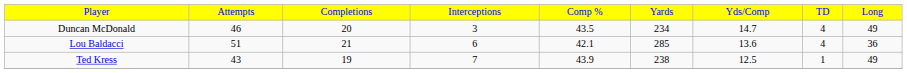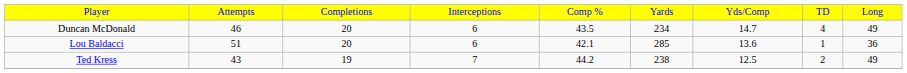(475, 28) 3 -> (475, 28) 6
(346, 44) 21 -> (346, 44) 20
(823, 44) 4 -> (823, 44) 1
(585, 60) 43.9 -> (585, 60) 44.2
(823, 60) 1 -> (823, 60) 2
